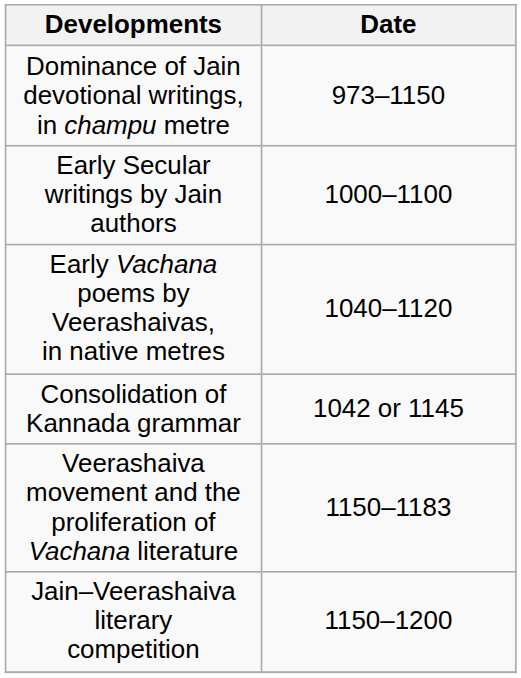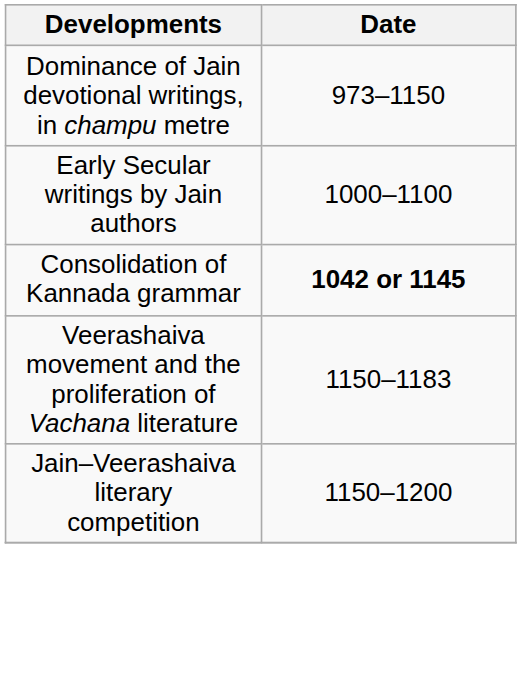- row: (133, 308)
(388, 408) normal -> (388, 279) bold
